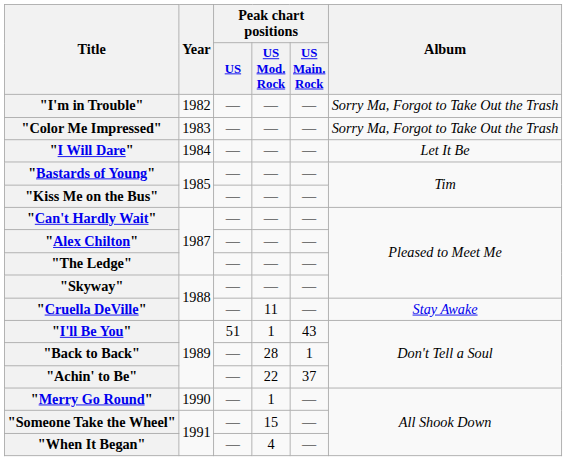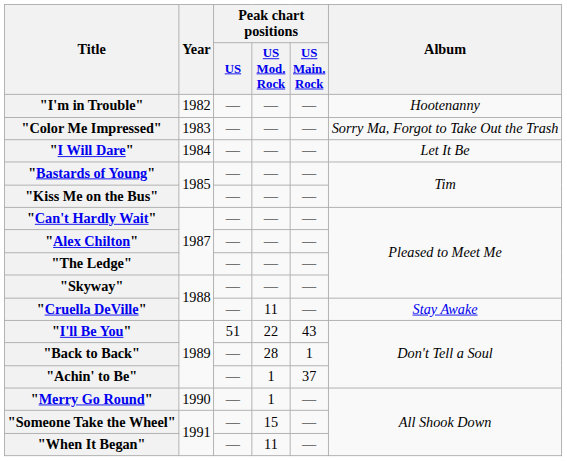(445, 105) Sorry Ma, Forgot to Take Out the Trash -> (445, 105) Hootenanny
(271, 331) 1 -> (271, 331) 22
(271, 376) 22 -> (271, 376) 1
(271, 444) 4 -> (271, 444) 11
